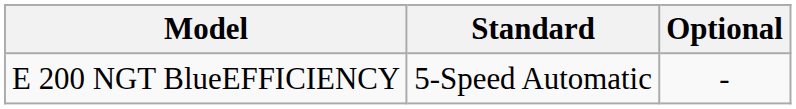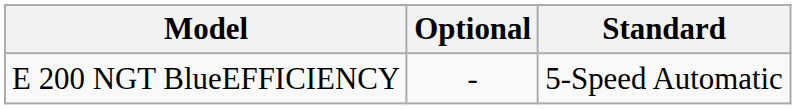columns swapped: (533, 28) <-> (724, 28)
